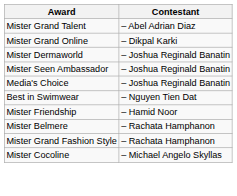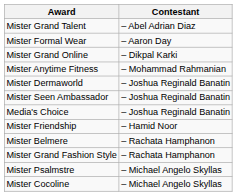+ row: (46, 40)
+ row: (52, 69)
- row: (43, 97)
+ row: (40, 169)
